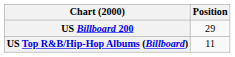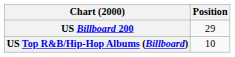(210, 44) 11 -> (210, 44) 10
